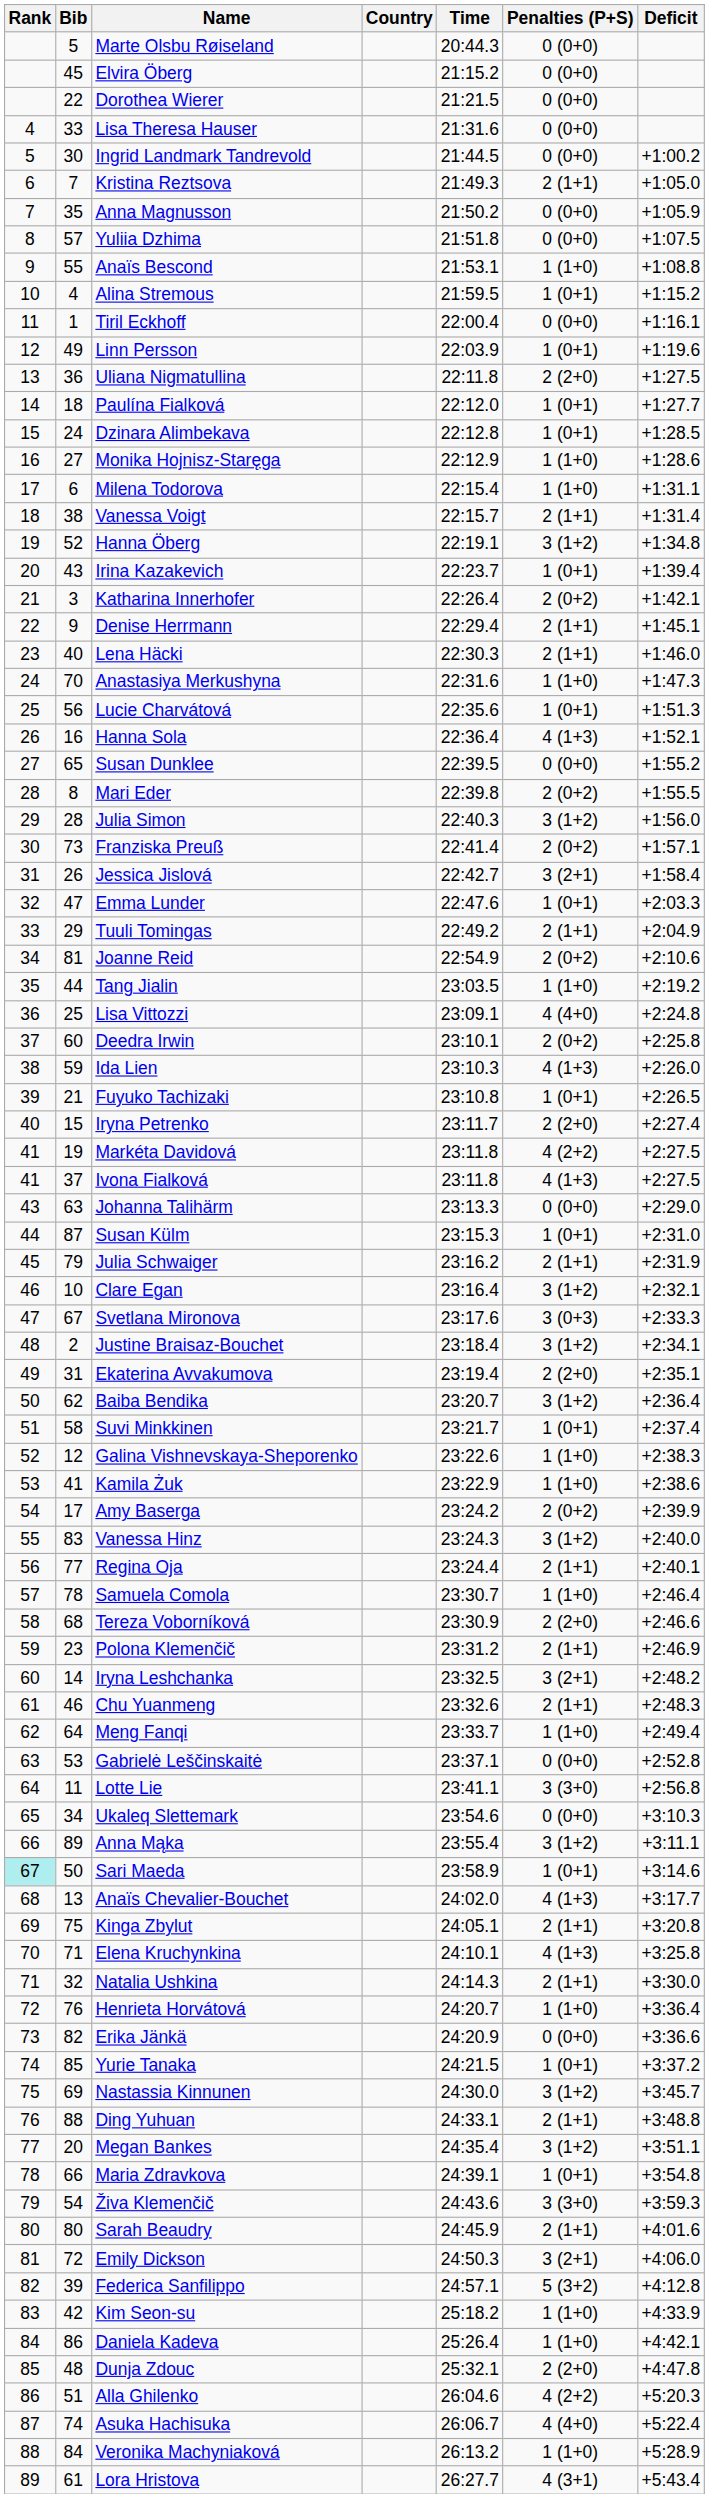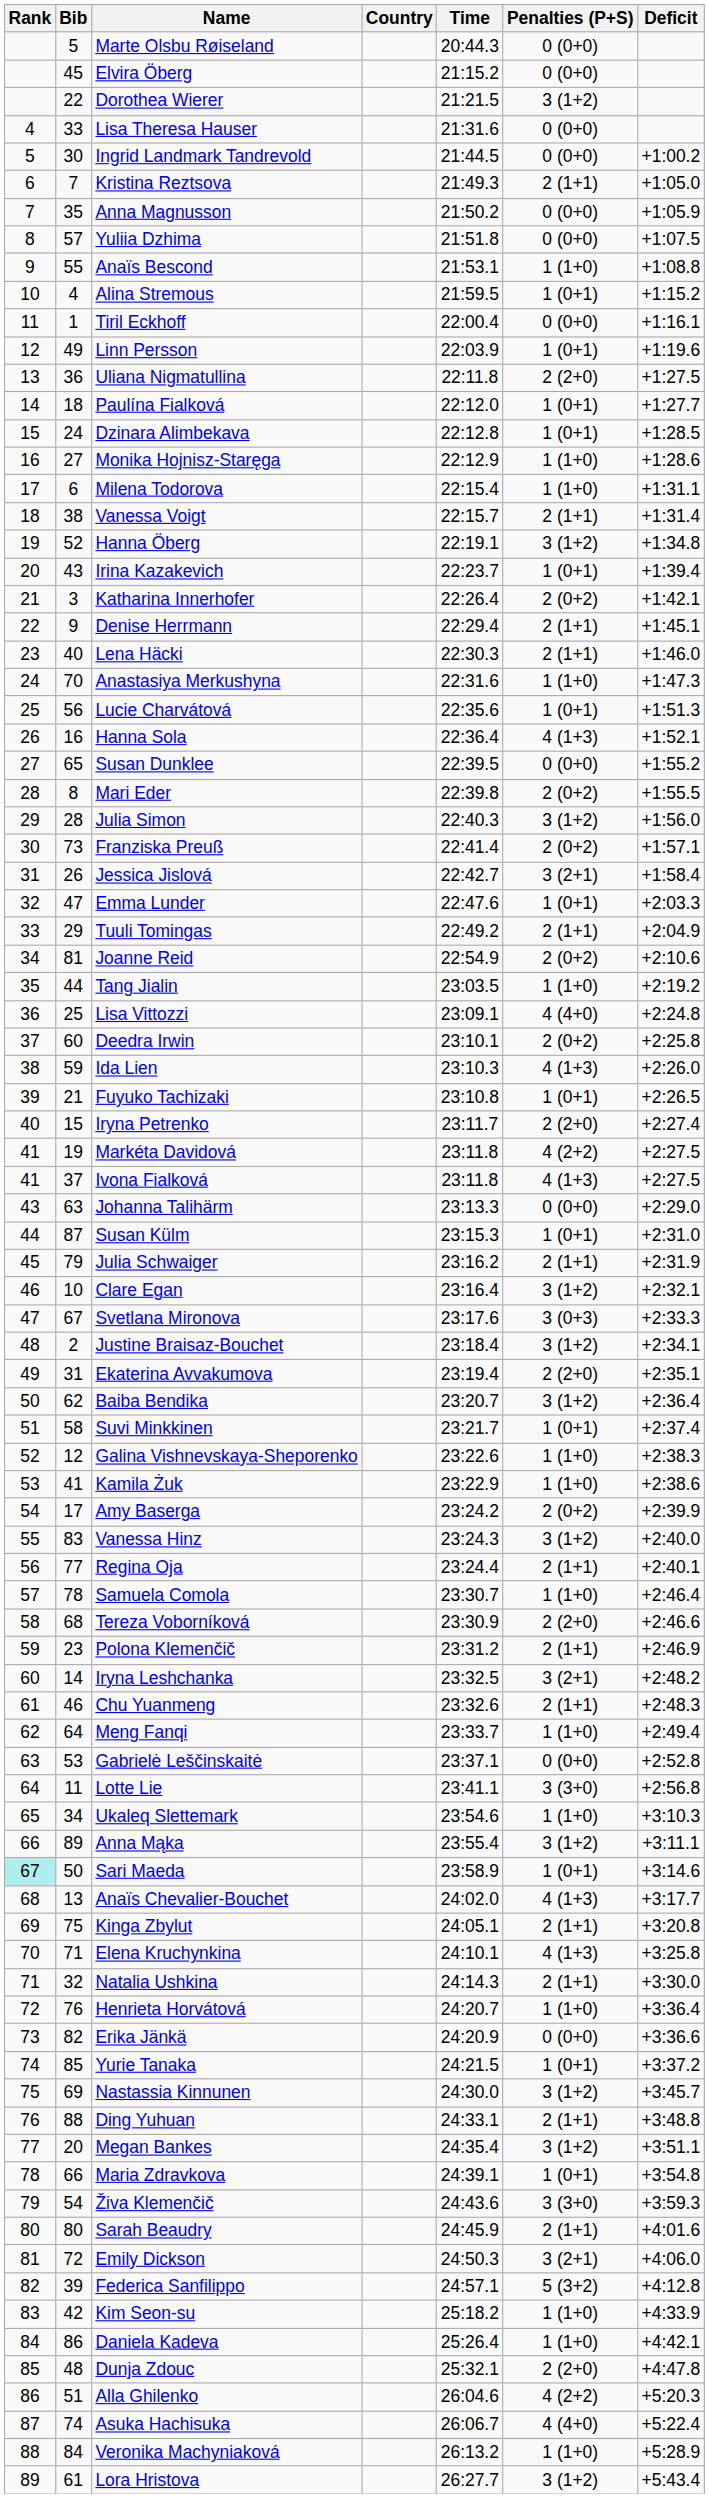(570, 101) 0 (0+0) -> (570, 101) 3 (1+2)
(570, 1816) 0 (0+0) -> (570, 1816) 1 (1+0)
(570, 2479) 4 (3+1) -> (570, 2479) 3 (1+2)
